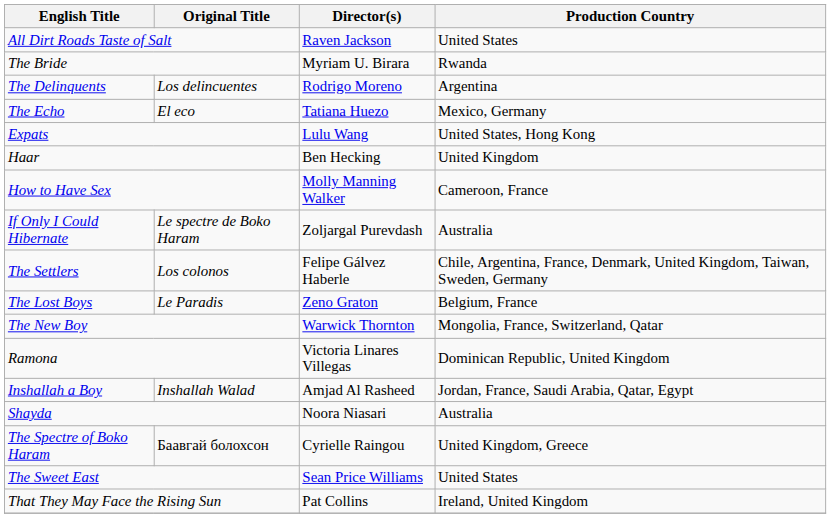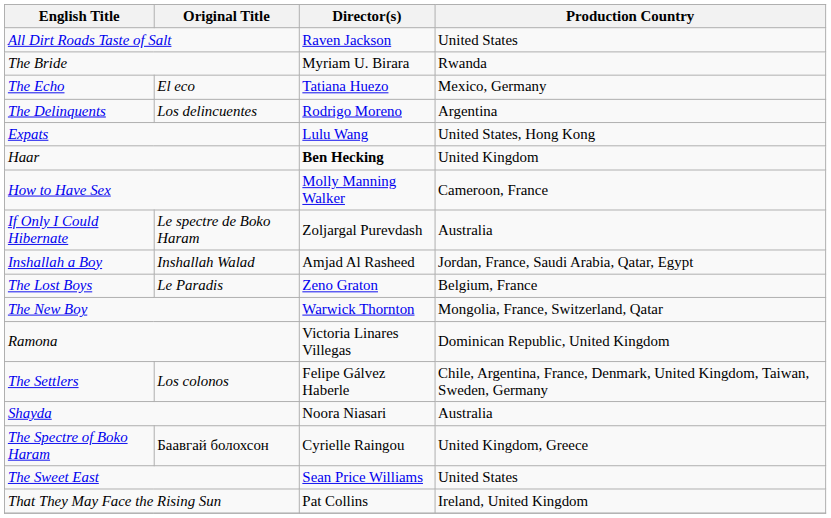rows swapped: (57, 87) <-> (36, 110)
(341, 157) normal -> (343, 157) bold
rows swapped: (55, 390) <-> (43, 270)
